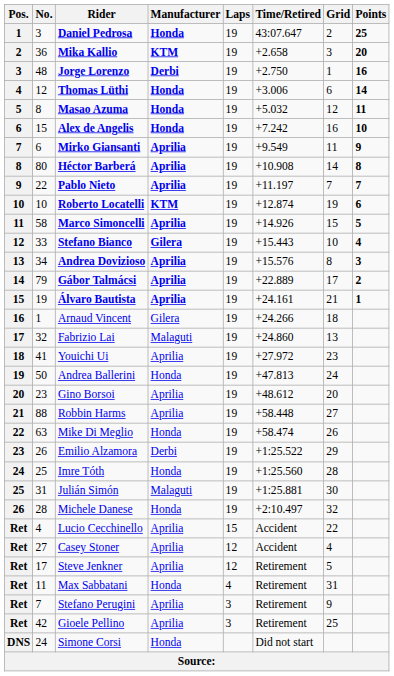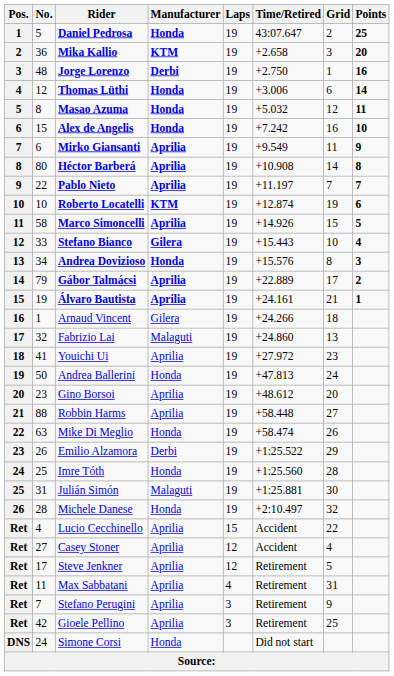(38, 33) 3 -> (38, 33) 5
(168, 261) Aprilia -> (167, 261) Honda
(166, 585) Honda -> (167, 585) Aprilia
